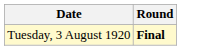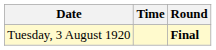+ column: (151, 14)
